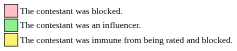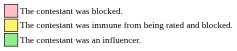rows swapped: (81, 25) <-> (126, 40)
